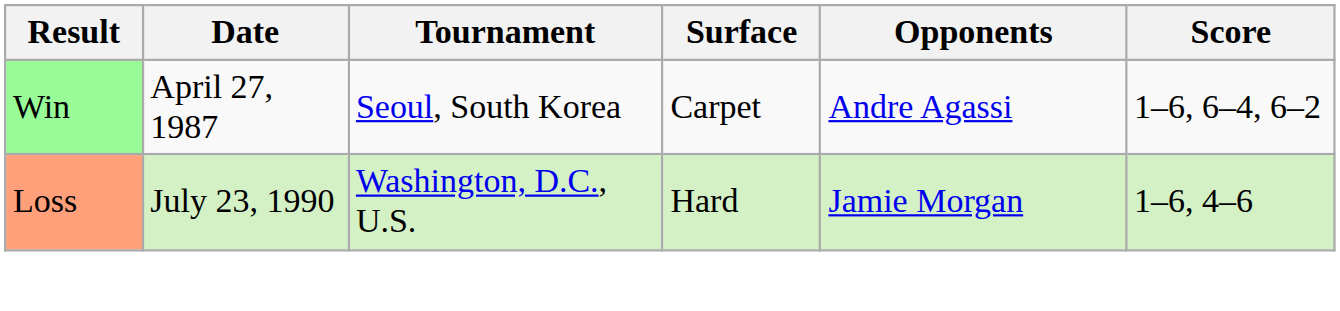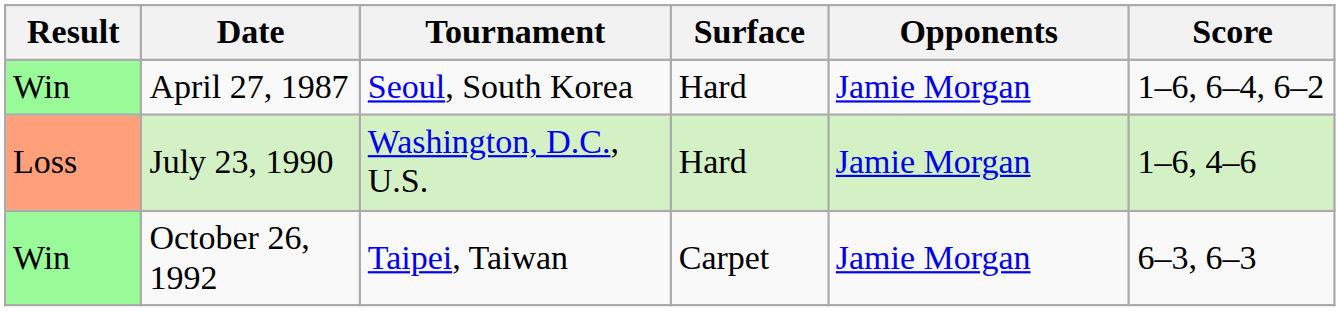(716, 106) Carpet -> (713, 86) Hard
(920, 106) Andre Agassi -> (933, 86) Jamie Morgan
+ row: (230, 256)
